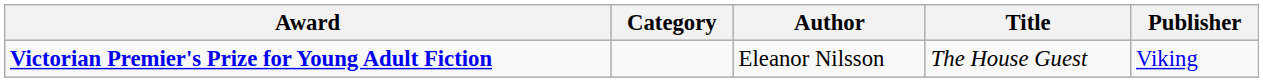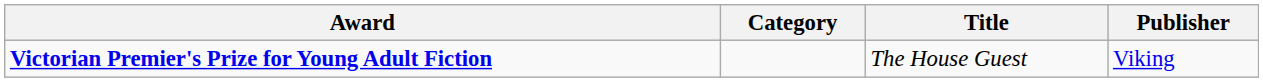- column: (829, 22)
